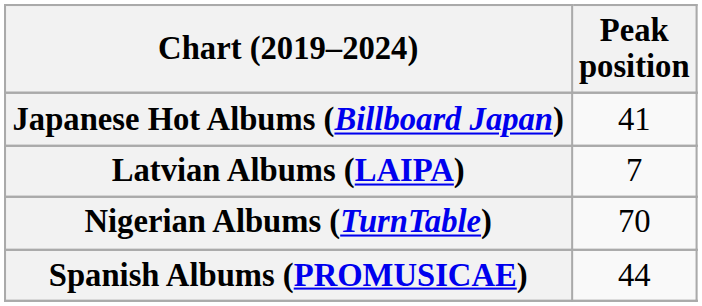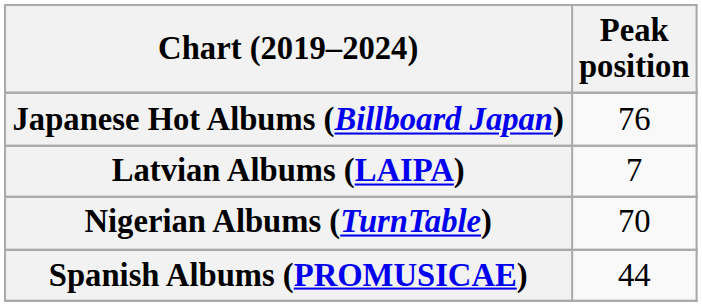(634, 118) 41 -> (634, 118) 76
